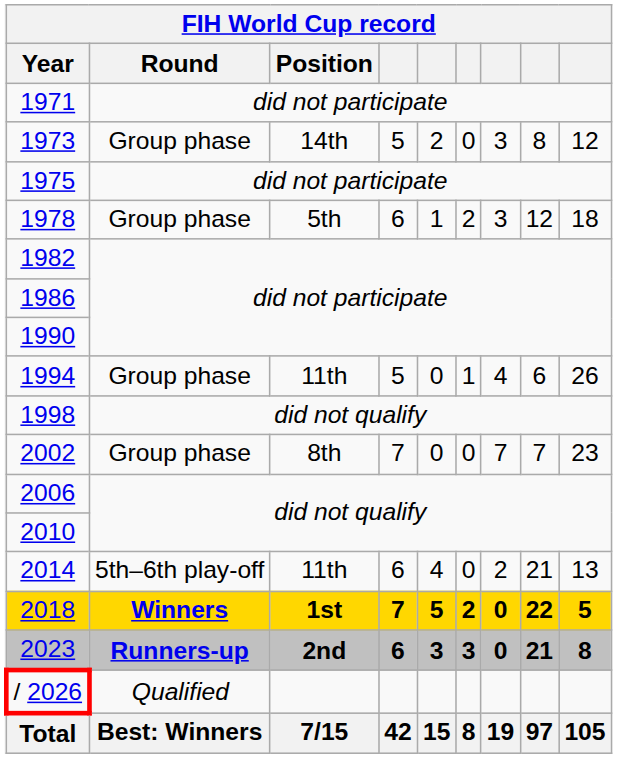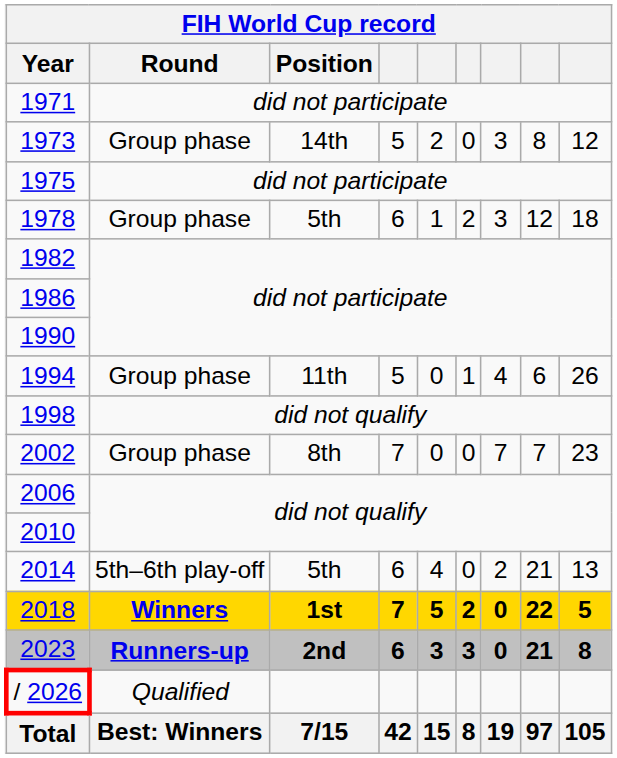(324, 571) 11th -> (324, 571) 5th
